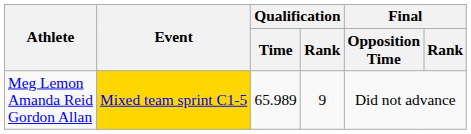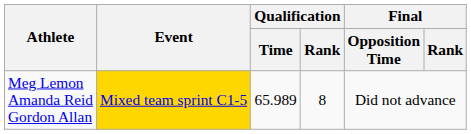(322, 99) 9 -> (322, 99) 8
